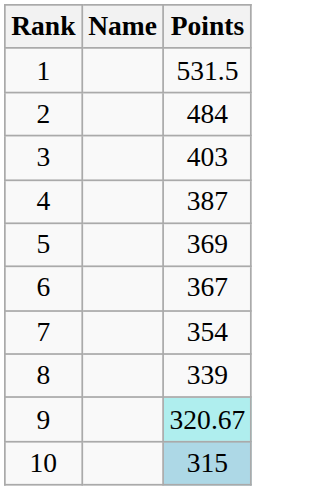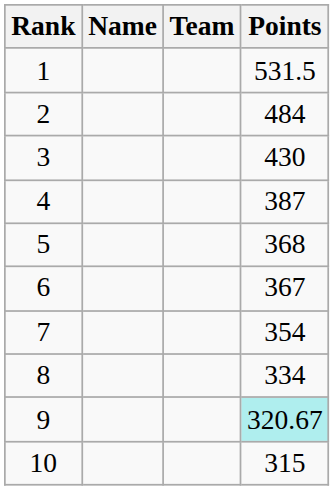+ column: (202, 26)
(207, 157) 403 -> (285, 157) 430
(207, 244) 369 -> (285, 244) 368
(207, 375) 339 -> (285, 375) 334
(207, 462) lightblue background -> (285, 462) no background
